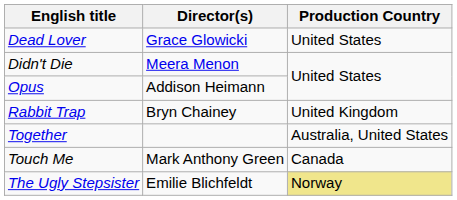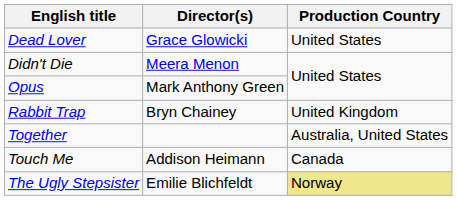(205, 87) Addison Heimann -> (215, 87) Mark Anthony Green
(215, 159) Mark Anthony Green -> (205, 159) Addison Heimann
